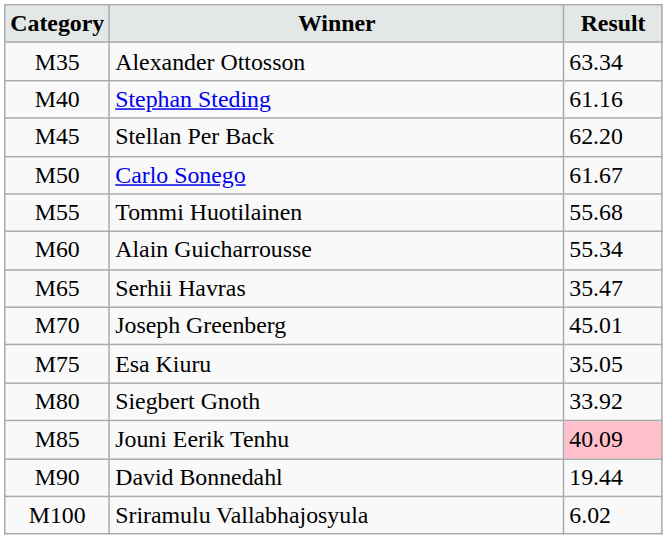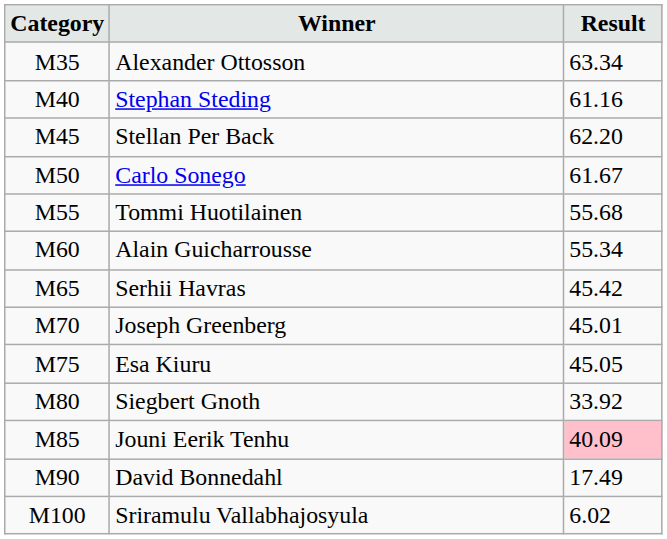(596, 288) 35.47 -> (596, 288) 45.42
(596, 363) 35.05 -> (596, 363) 45.05
(596, 477) 19.44 -> (596, 477) 17.49
